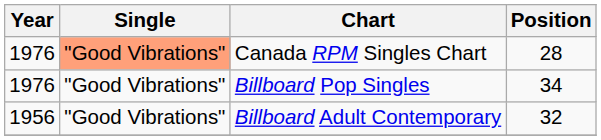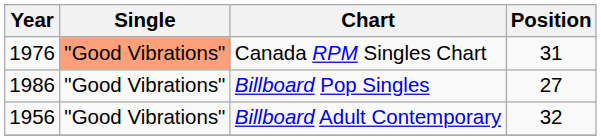(551, 53) 28 -> (551, 53) 31
(32, 85) 1976 -> (32, 85) 1986
(551, 85) 34 -> (551, 85) 27
